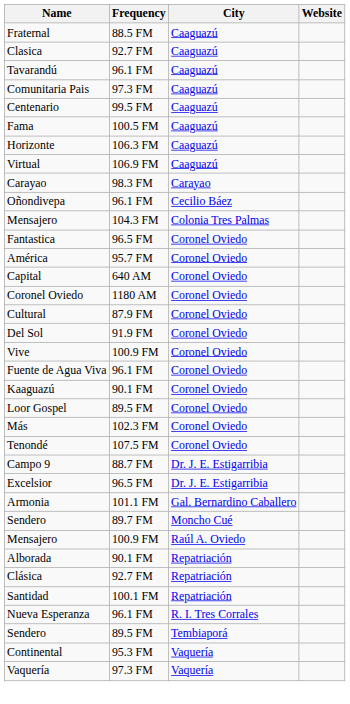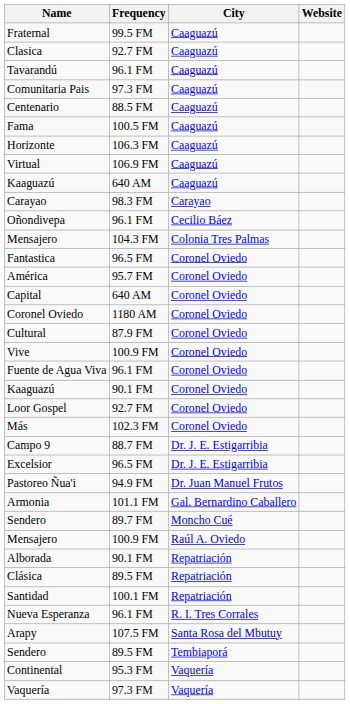(132, 32) 88.5 FM -> (132, 32) 99.5 FM
(132, 107) 99.5 FM -> (132, 107) 88.5 FM
+ row: (31, 182)
- row: (25, 333)
(132, 408) 89.5 FM -> (132, 408) 92.7 FM
- row: (27, 445)
+ row: (42, 483)
(132, 577) 92.7 FM -> (132, 577) 89.5 FM
+ row: (22, 633)
